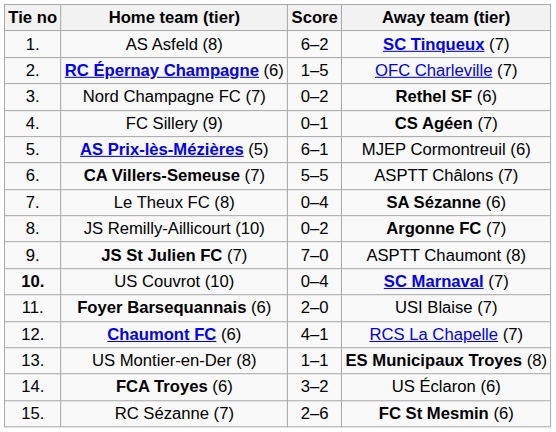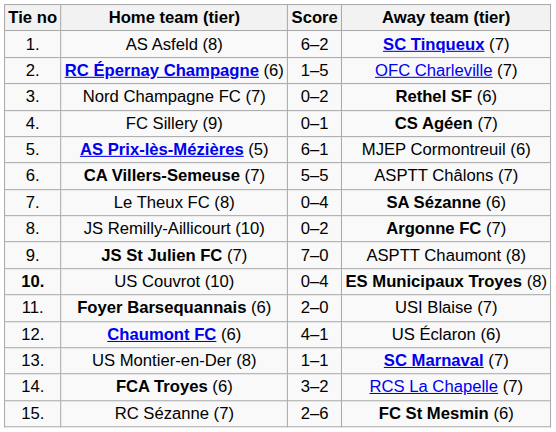(446, 281) SC Marnaval (7) -> (446, 281) ES Municipaux Troyes (8)
(446, 334) RCS La Chapelle (7) -> (446, 334) US Éclaron (6)
(446, 360) ES Municipaux Troyes (8) -> (446, 360) SC Marnaval (7)
(446, 387) US Éclaron (6) -> (446, 387) RCS La Chapelle (7)
